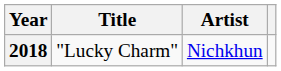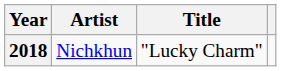columns swapped: (117, 19) <-> (225, 19)
